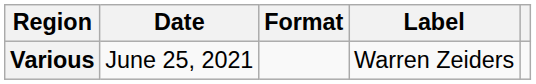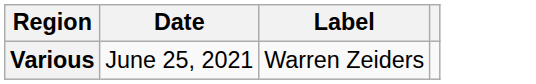- column: (304, 23)
